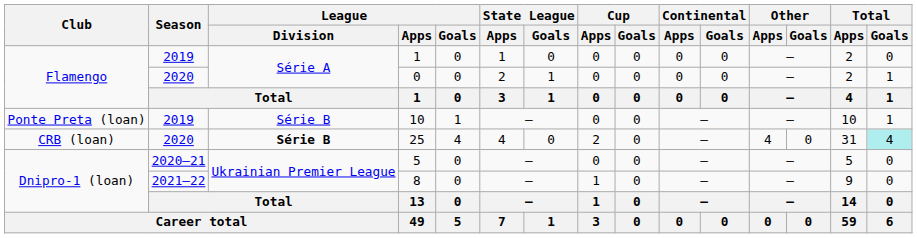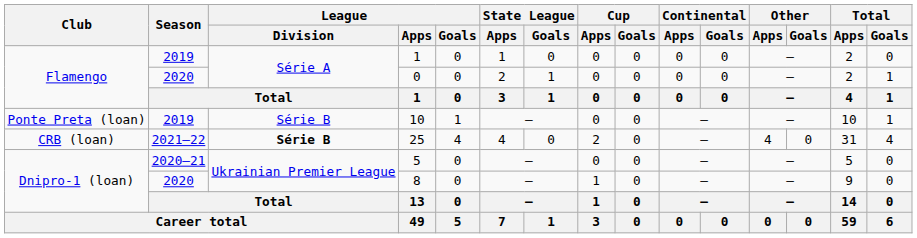(179, 139) 2020 -> (179, 139) 2021–22
(890, 139) paleturquoise background -> (890, 139) no background
(179, 181) 2021–22 -> (179, 181) 2020
